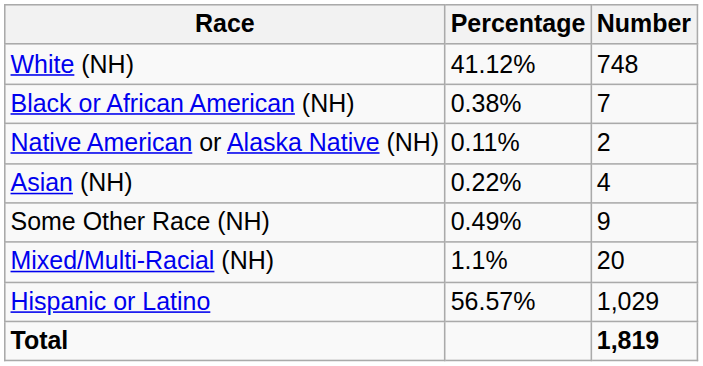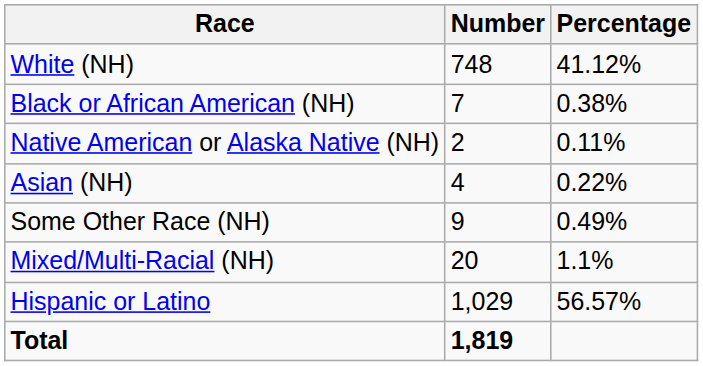columns swapped: (644, 24) <-> (518, 24)
